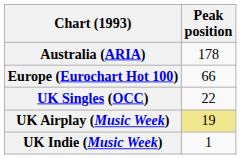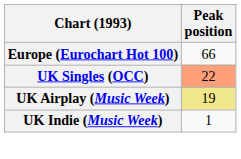- row: (93, 53)
(208, 98) no background -> (208, 76) lightsalmon background
